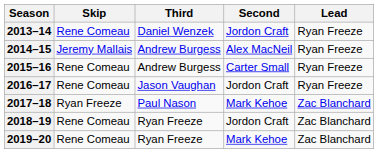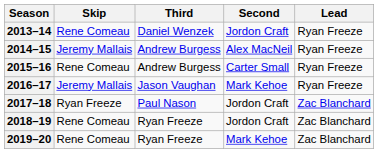(93, 85) Rene Comeau -> (94, 85) Jeremy Mallais
(257, 85) Jordon Craft -> (257, 85) Mark Kehoe
(257, 103) Mark Kehoe -> (257, 103) Jordon Craft
